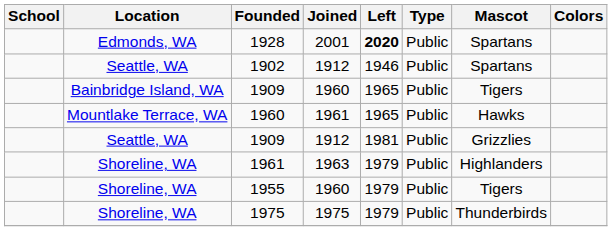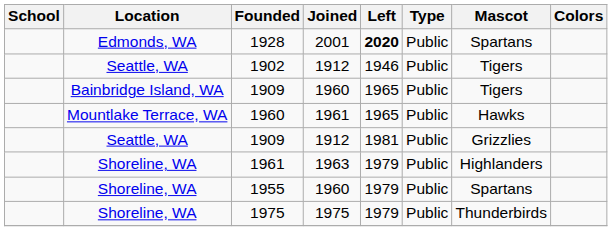(501, 66) Spartans -> (501, 66) Tigers
(501, 189) Tigers -> (501, 189) Spartans
